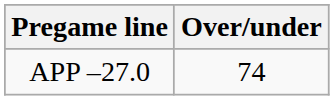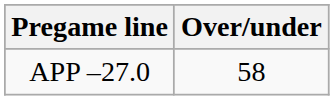(251, 71) 74 -> (251, 71) 58
